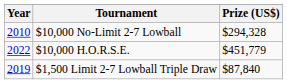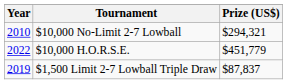(244, 32) $294,328 -> (244, 32) $294,321
(241, 69) $87,840 -> (241, 69) $87,837
